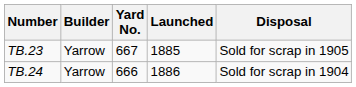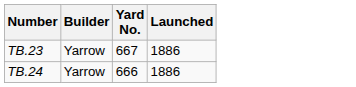- column: (284, 22)
(165, 51) 1885 -> (165, 51) 1886
